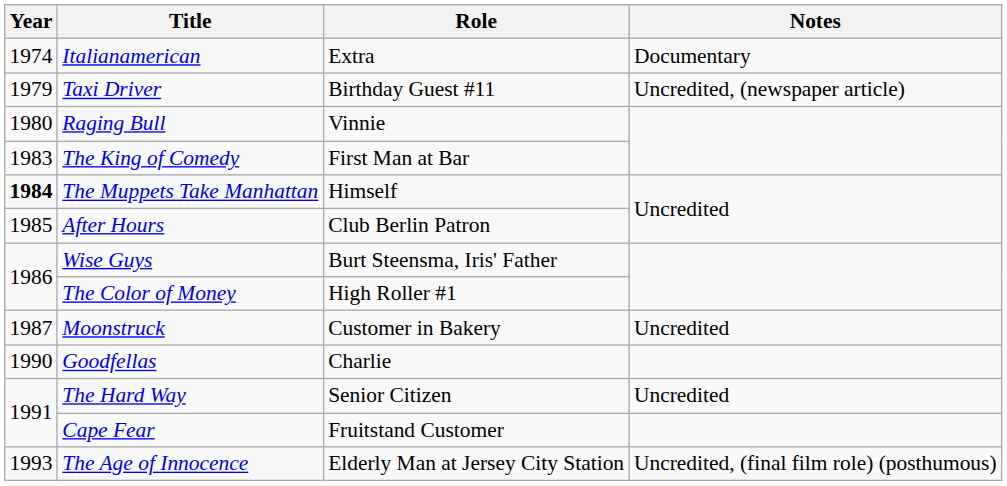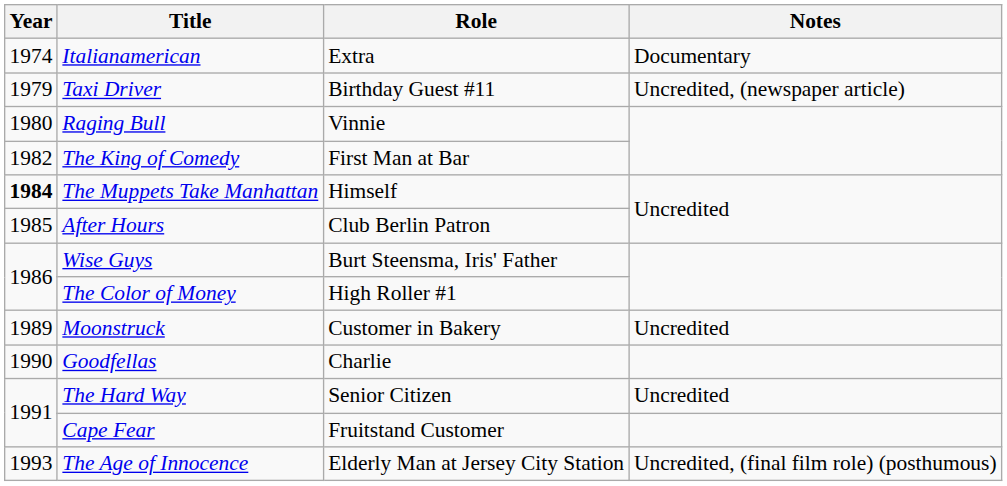(31, 157) 1983 -> (31, 157) 1982
(31, 327) 1987 -> (31, 327) 1989
